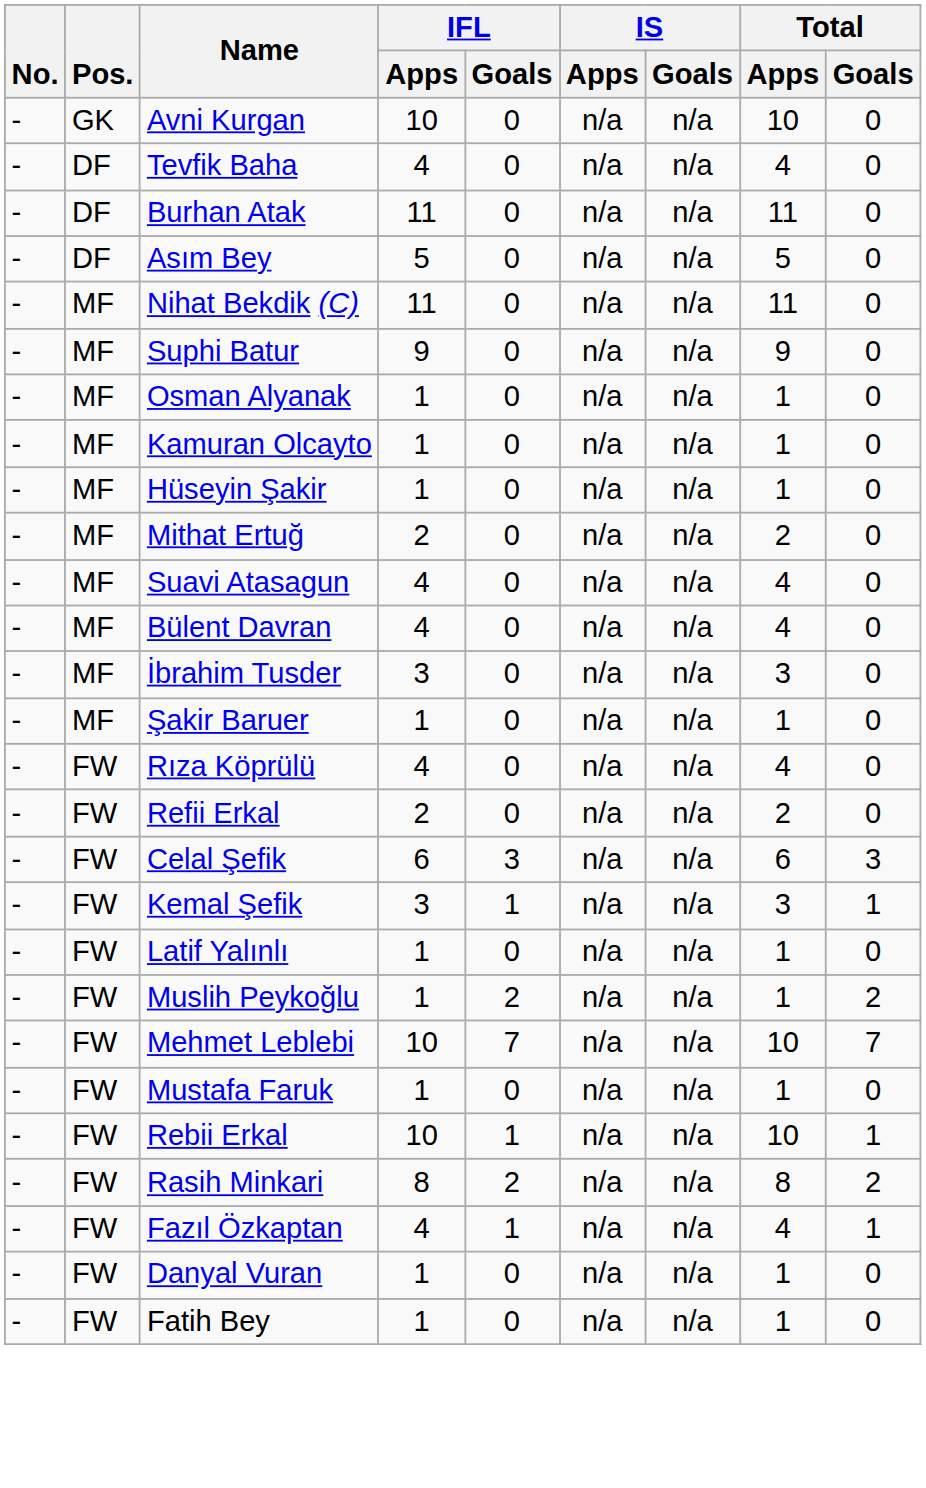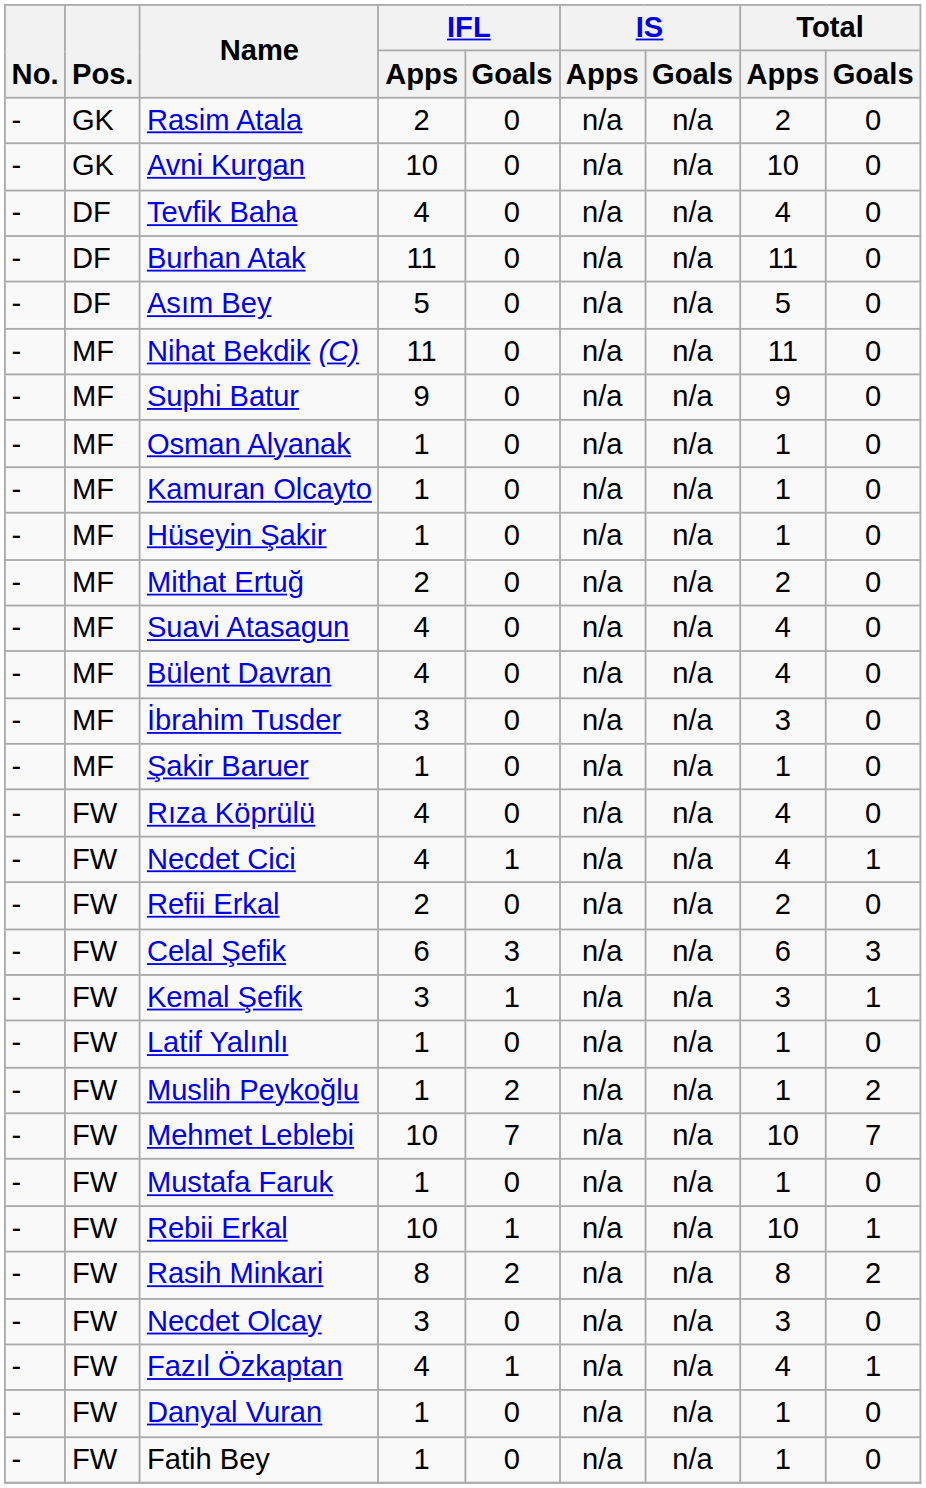+ row: (225, 119)
+ row: (221, 858)
+ row: (234, 1320)
